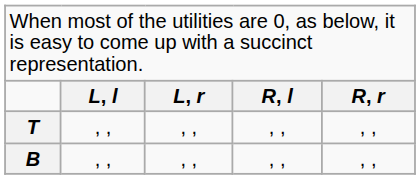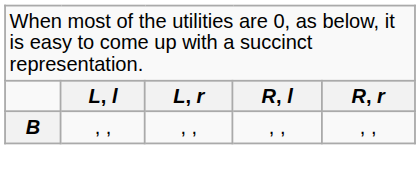- row: (33, 127)
